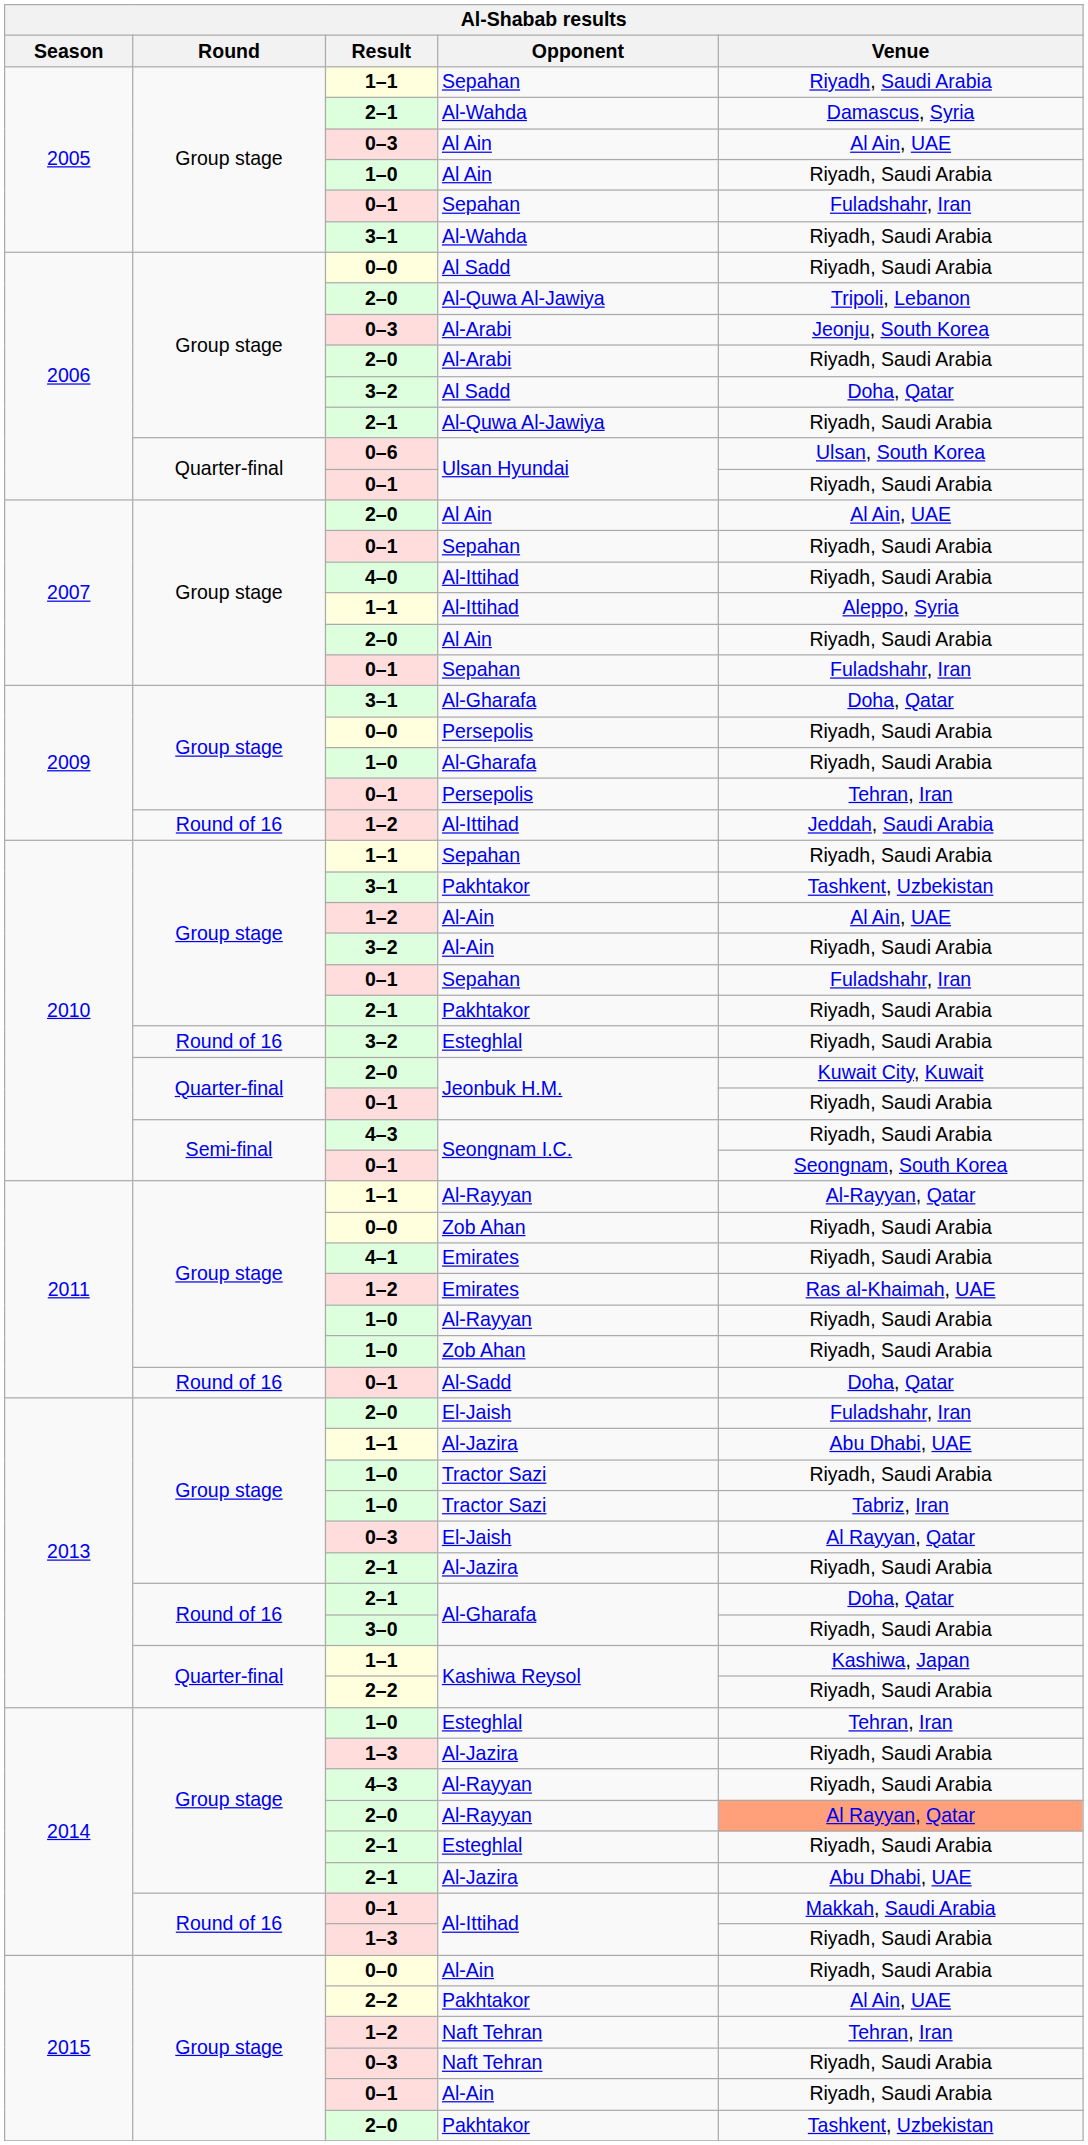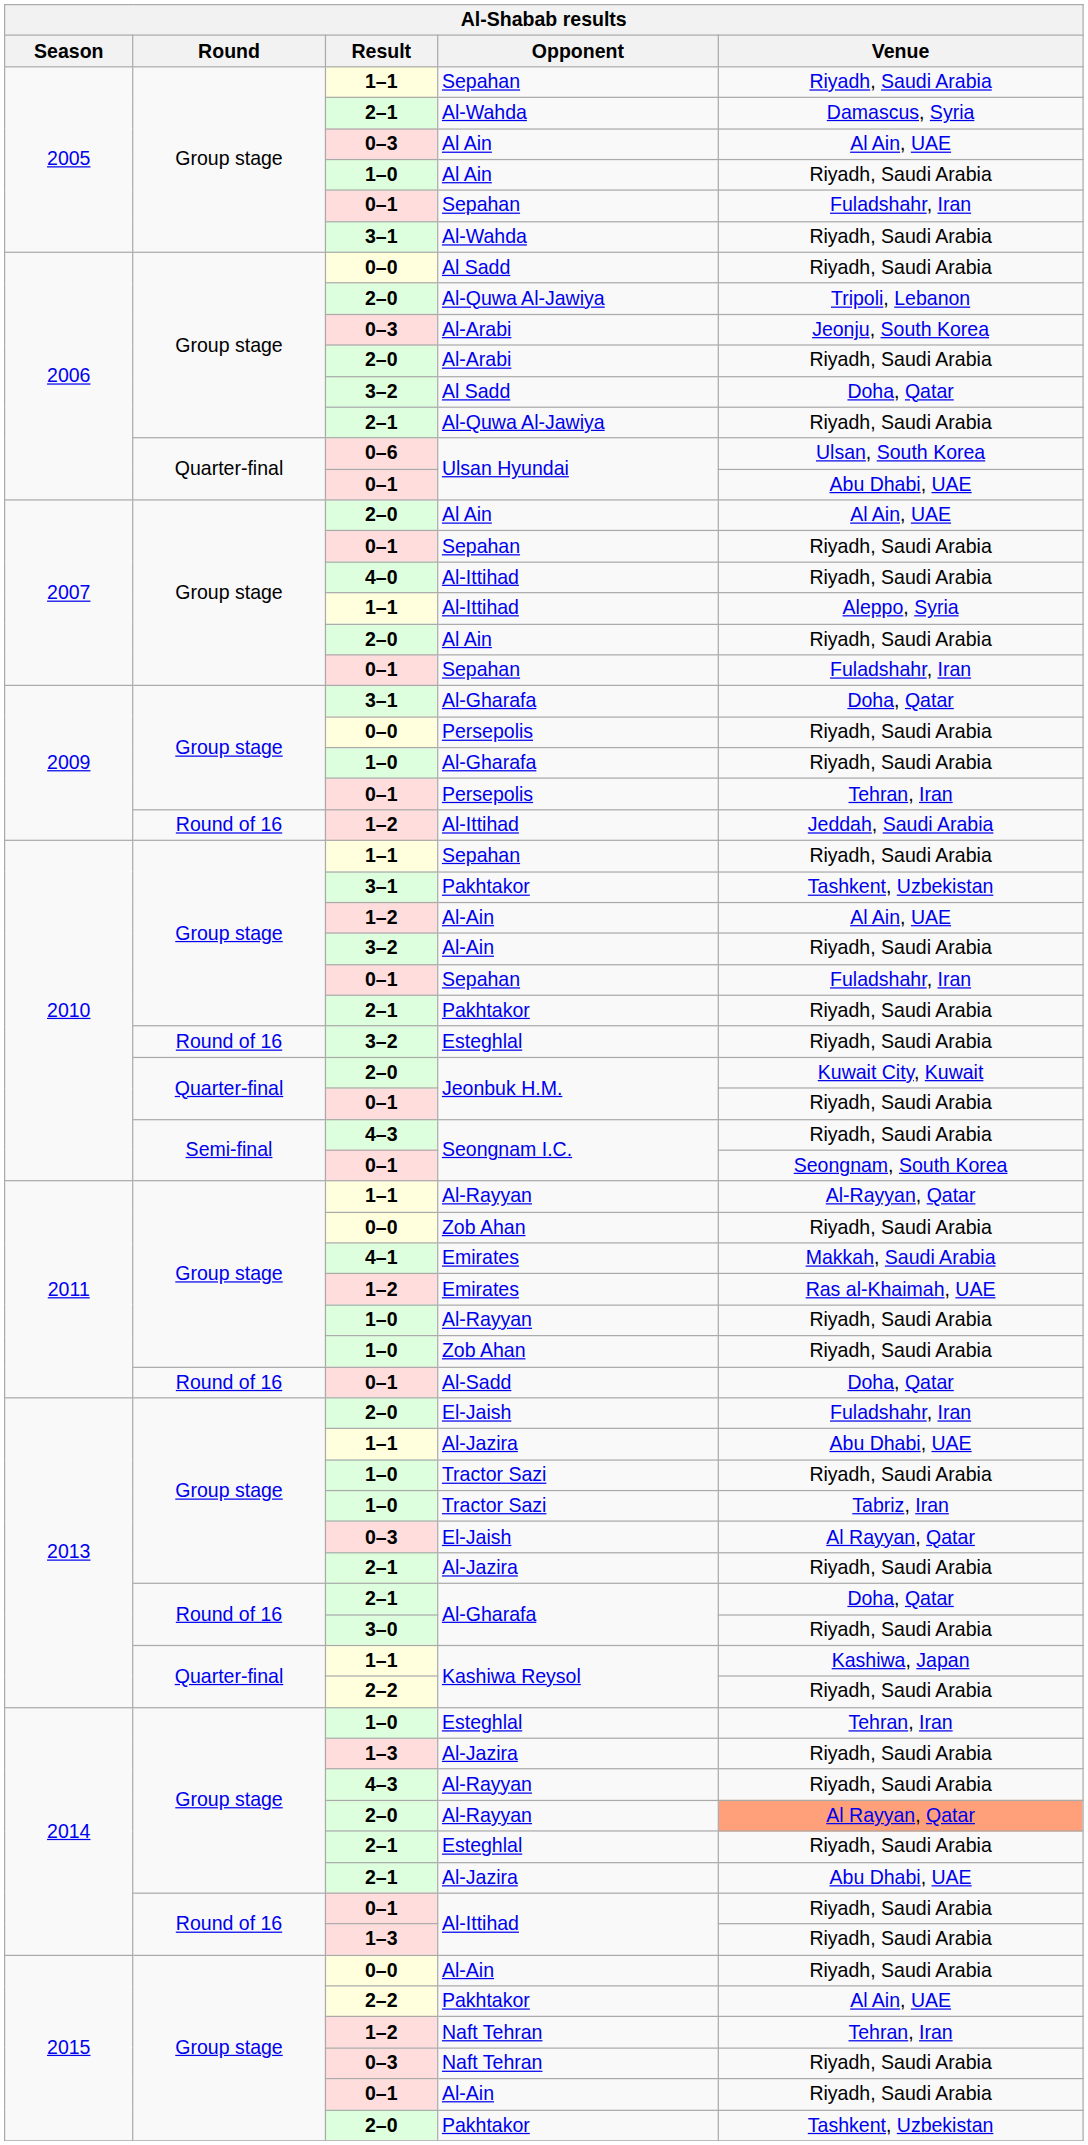(901, 484) Riyadh, Saudi Arabia -> (901, 484) Abu Dhabi, UAE
(901, 1258) Riyadh, Saudi Arabia -> (901, 1258) Makkah, Saudi Arabia
(901, 1908) Makkah, Saudi Arabia -> (901, 1908) Riyadh, Saudi Arabia
